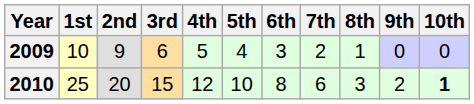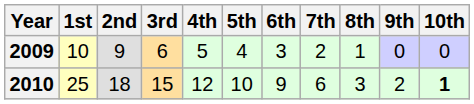(120, 83) 20 -> (120, 83) 18
(281, 83) 8 -> (281, 83) 9
